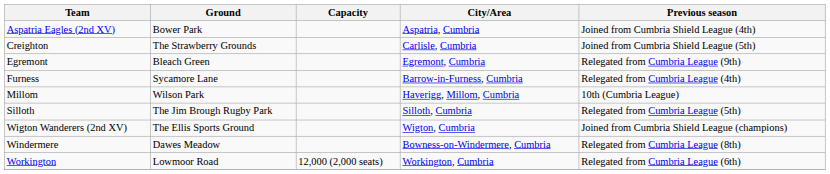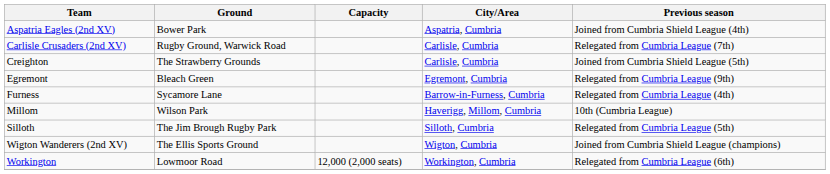+ row: (66, 45)
- row: (32, 144)
